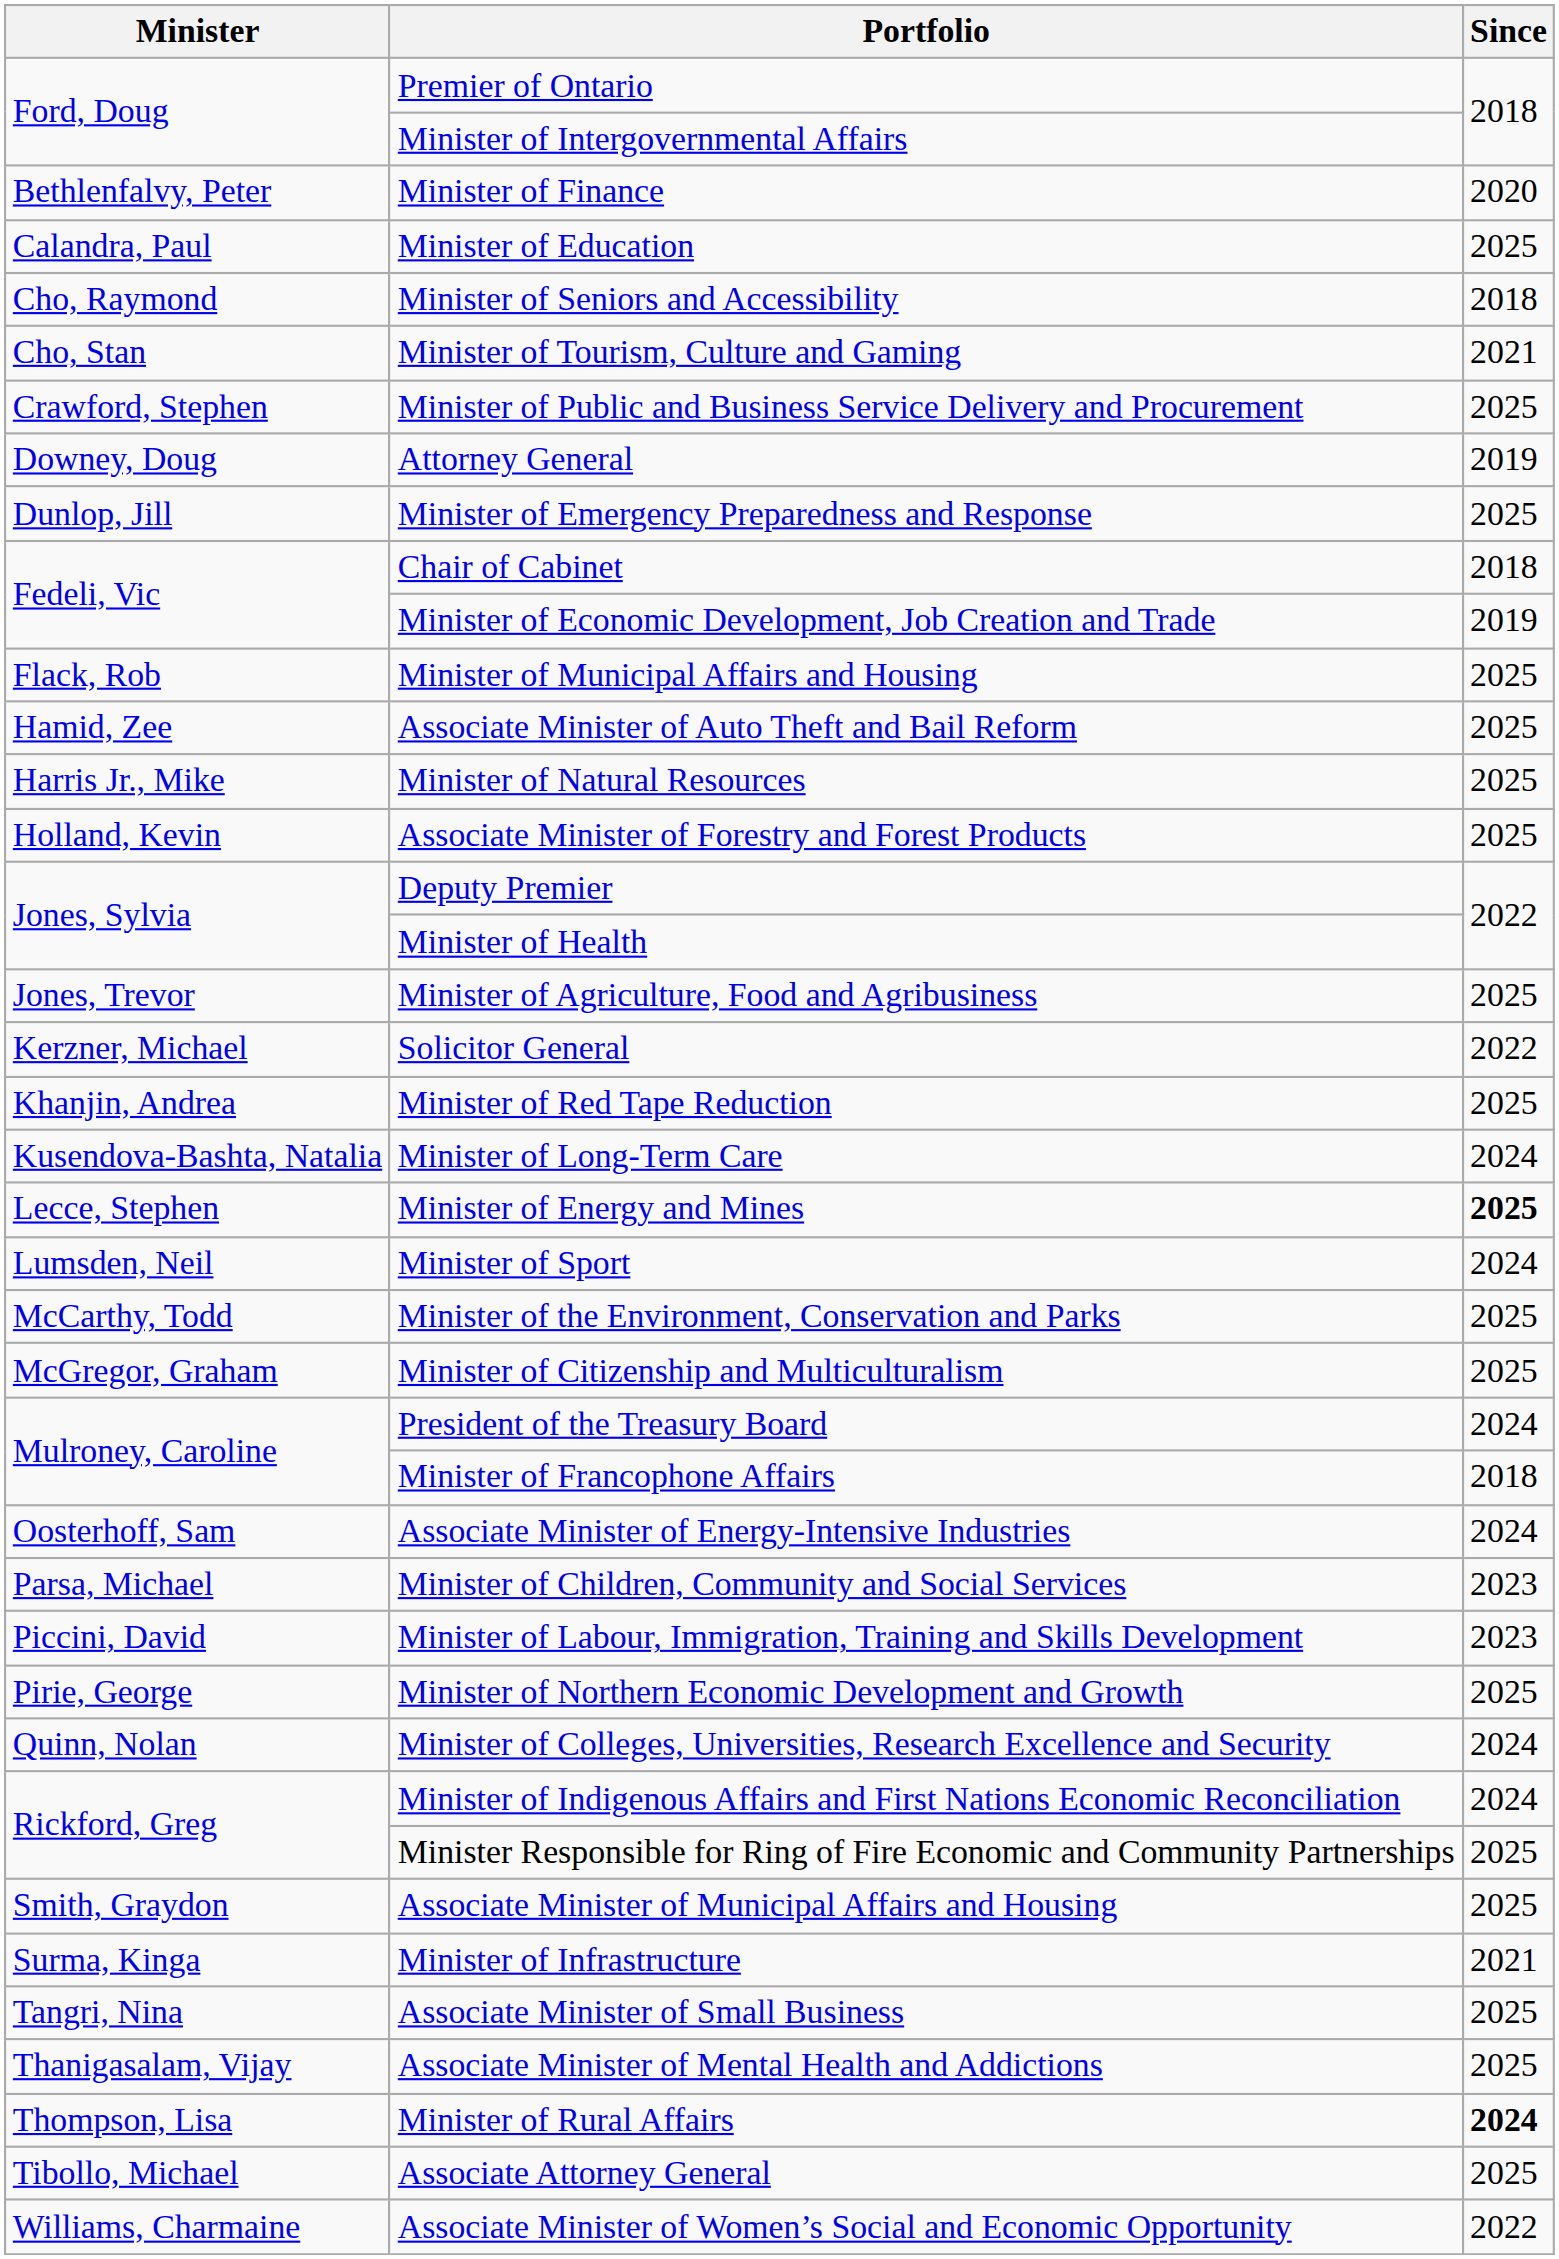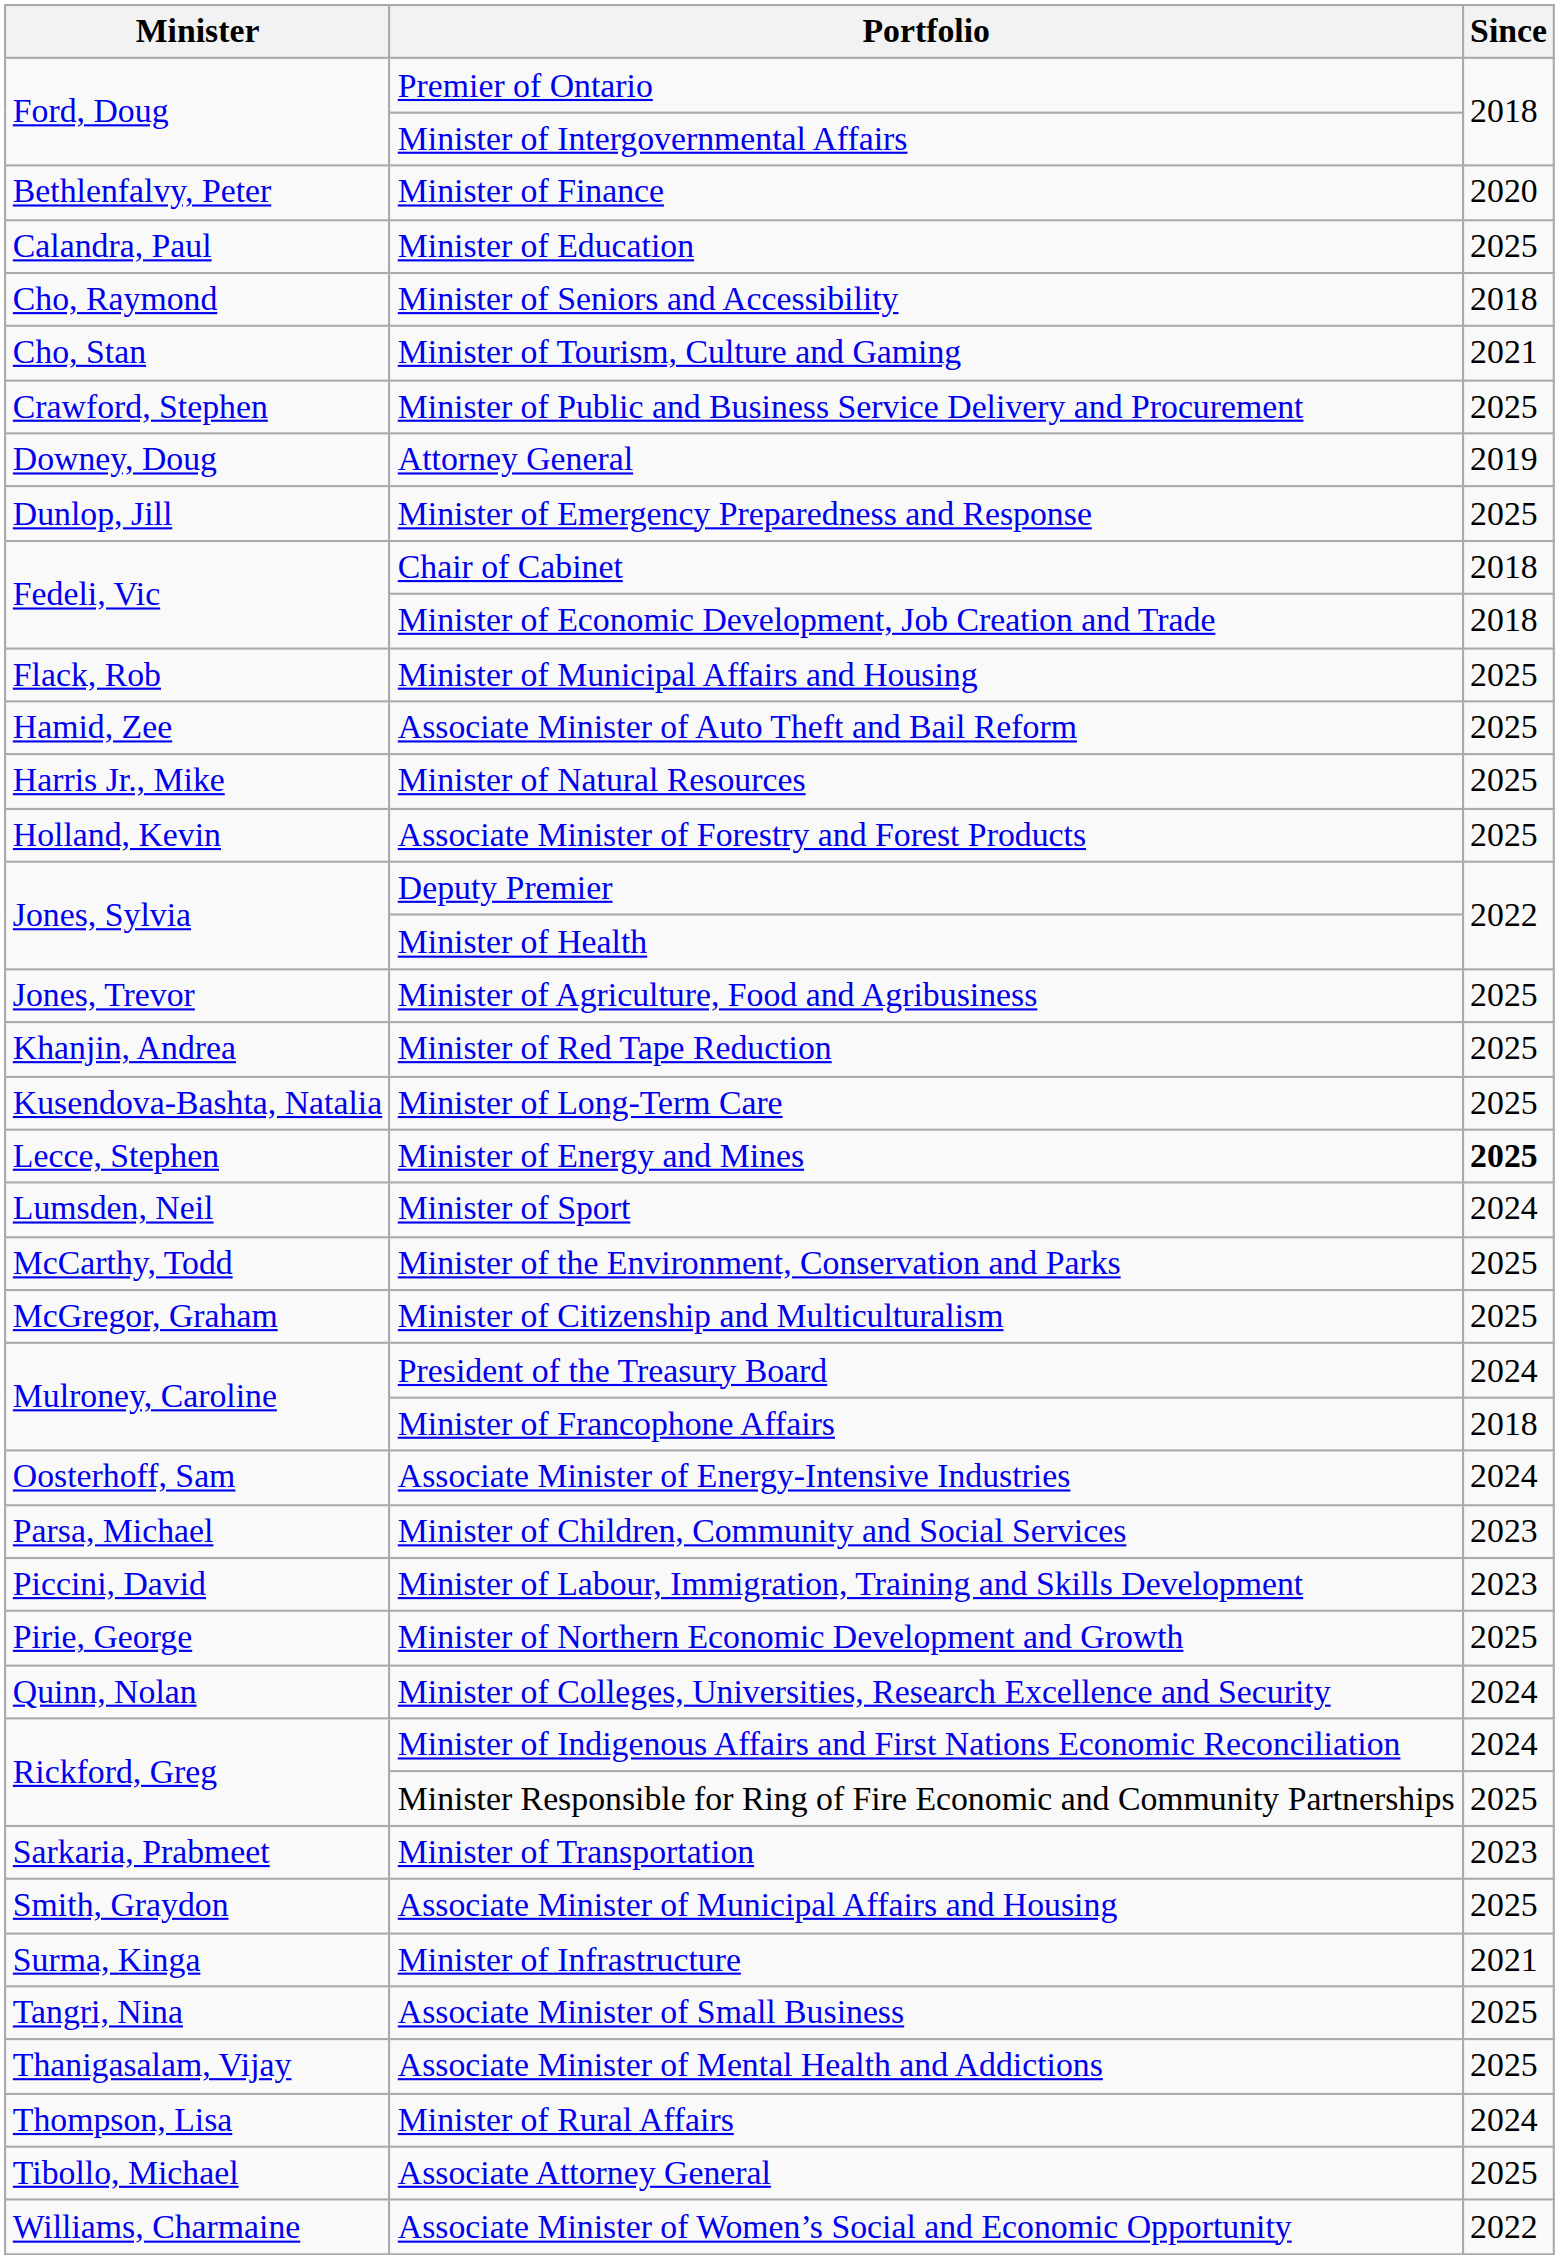(1504, 620) 2019 -> (1504, 620) 2018
- row: (514, 1048)
(1504, 1155) 2024 -> (1504, 1102) 2025
+ row: (576, 1851)
(1504, 2119) bold -> (1504, 2119) normal
